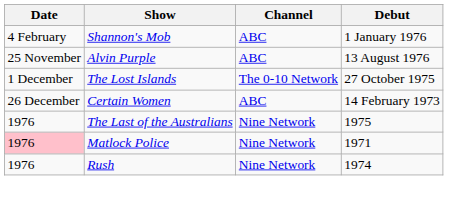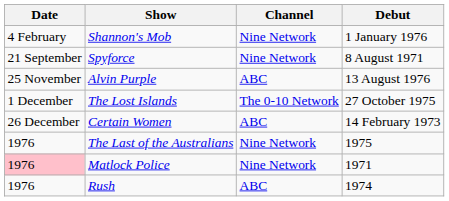(253, 36) ABC -> (278, 36) Nine Network
+ row: (111, 57)
(277, 164) Nine Network -> (253, 185) ABC
